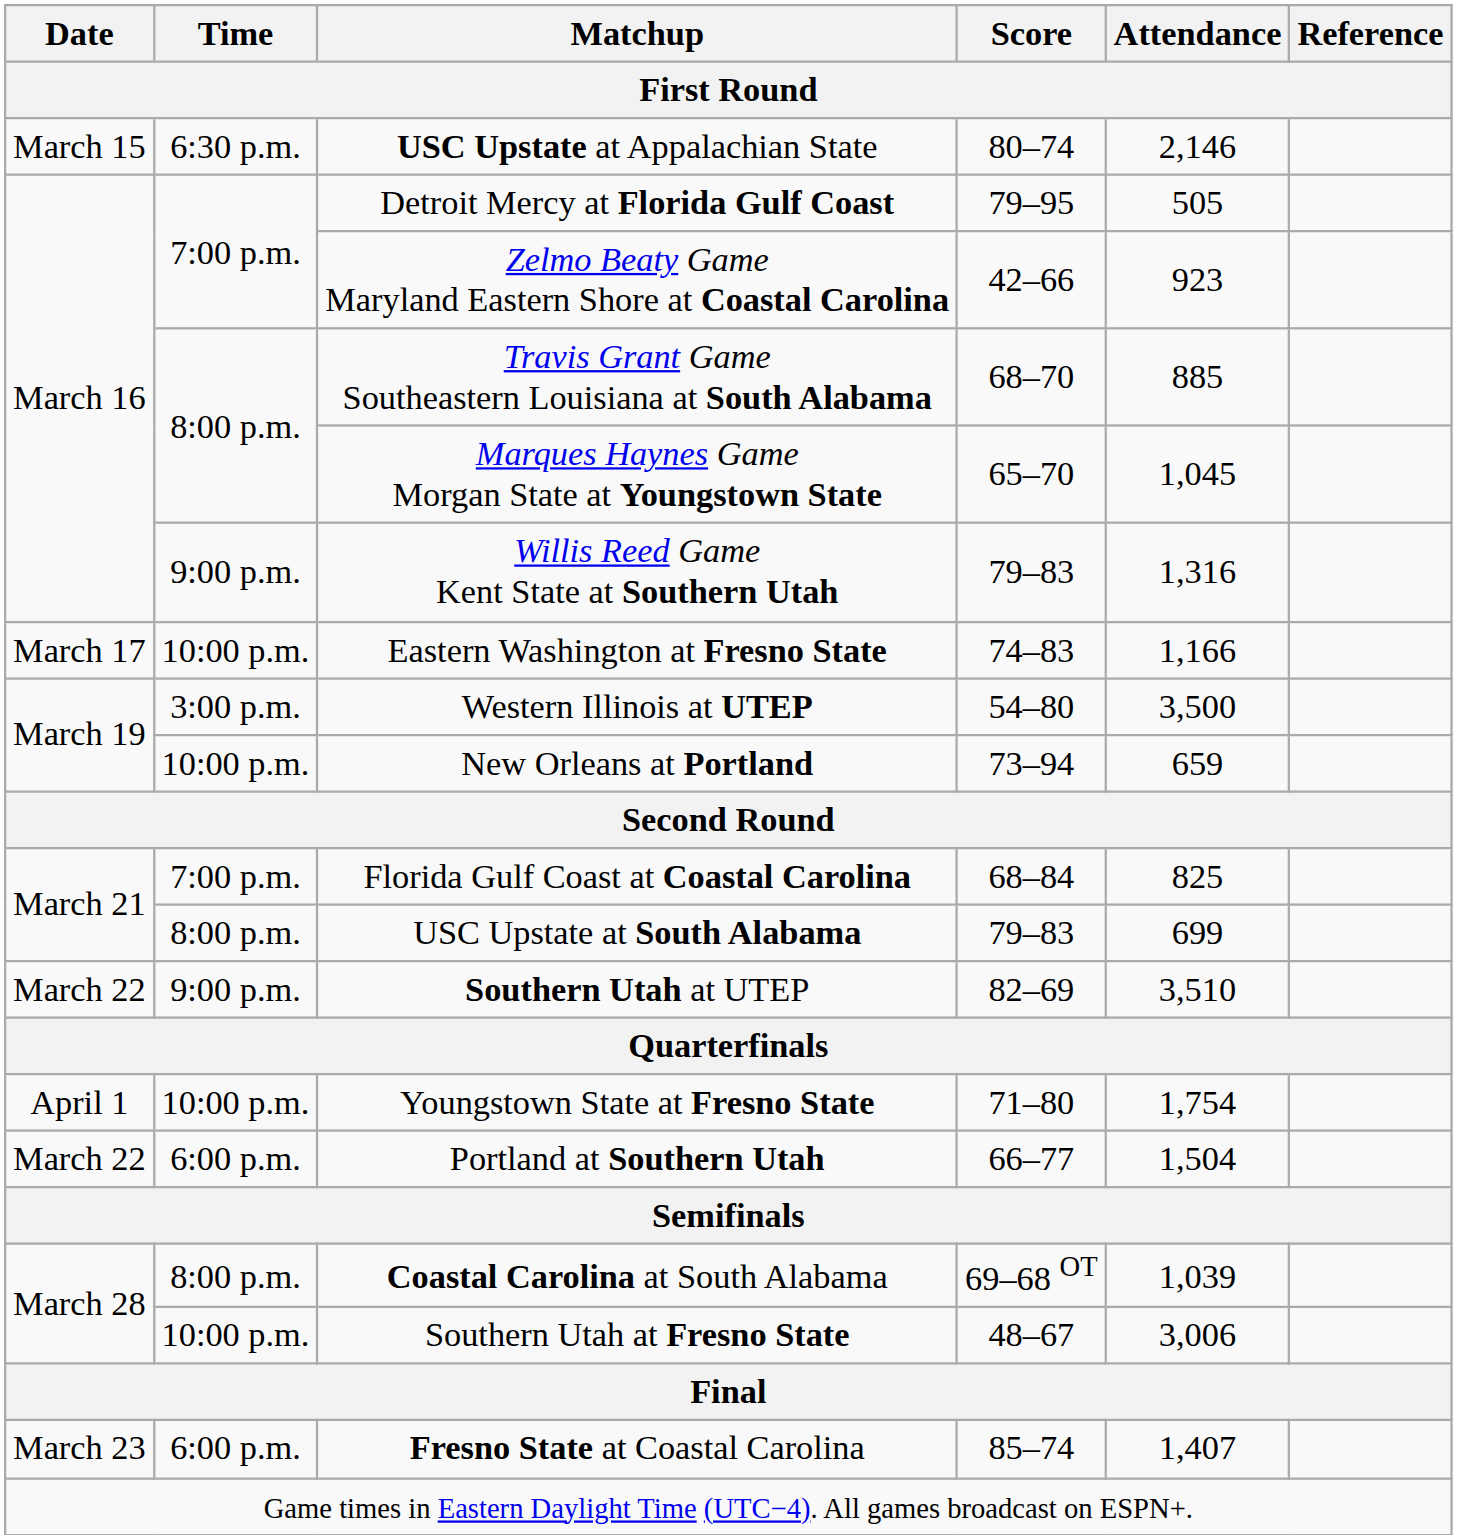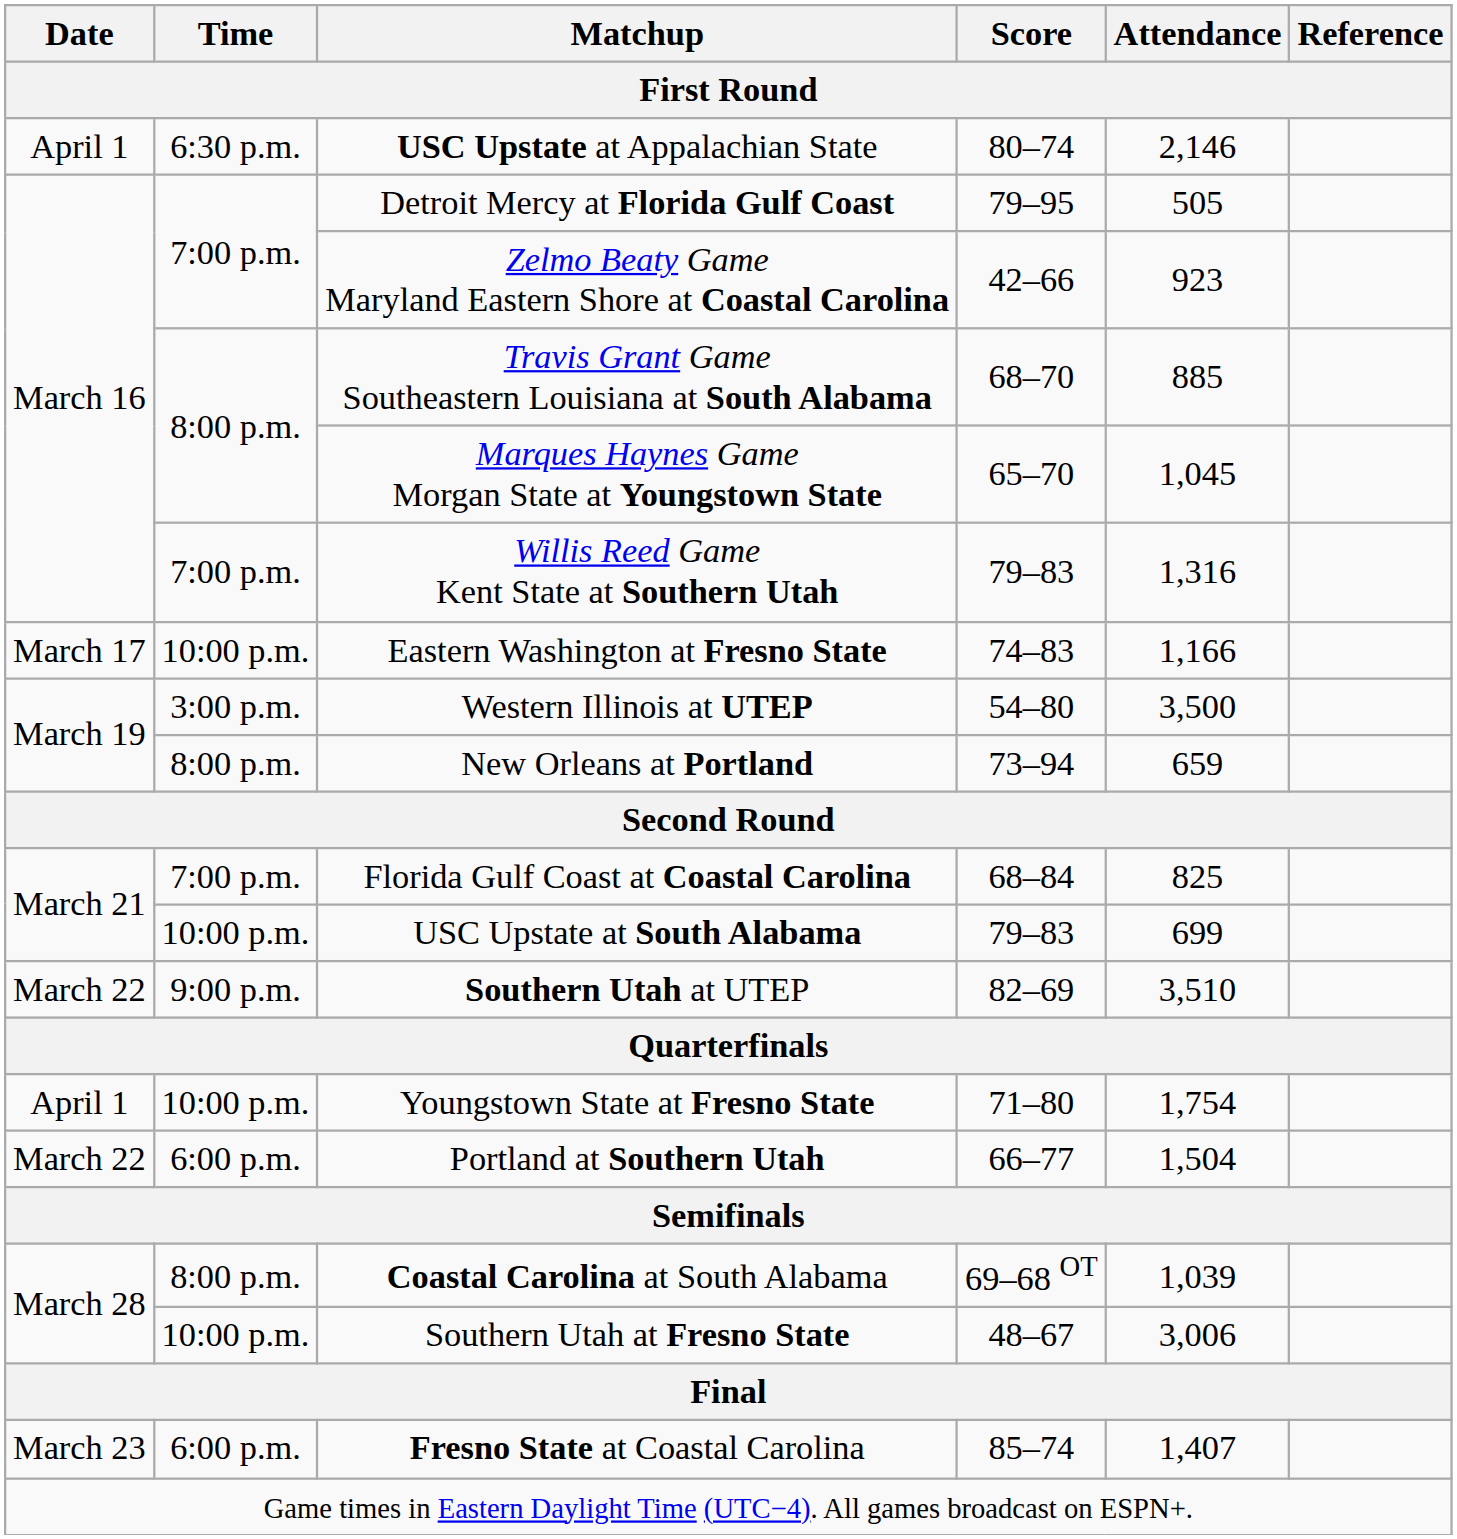(79, 146) March 15 -> (79, 146) April 1
(235, 571) 9:00 p.m. -> (235, 571) 7:00 p.m.
(235, 762) 10:00 p.m. -> (235, 762) 8:00 p.m.
(235, 932) 8:00 p.m. -> (235, 932) 10:00 p.m.
